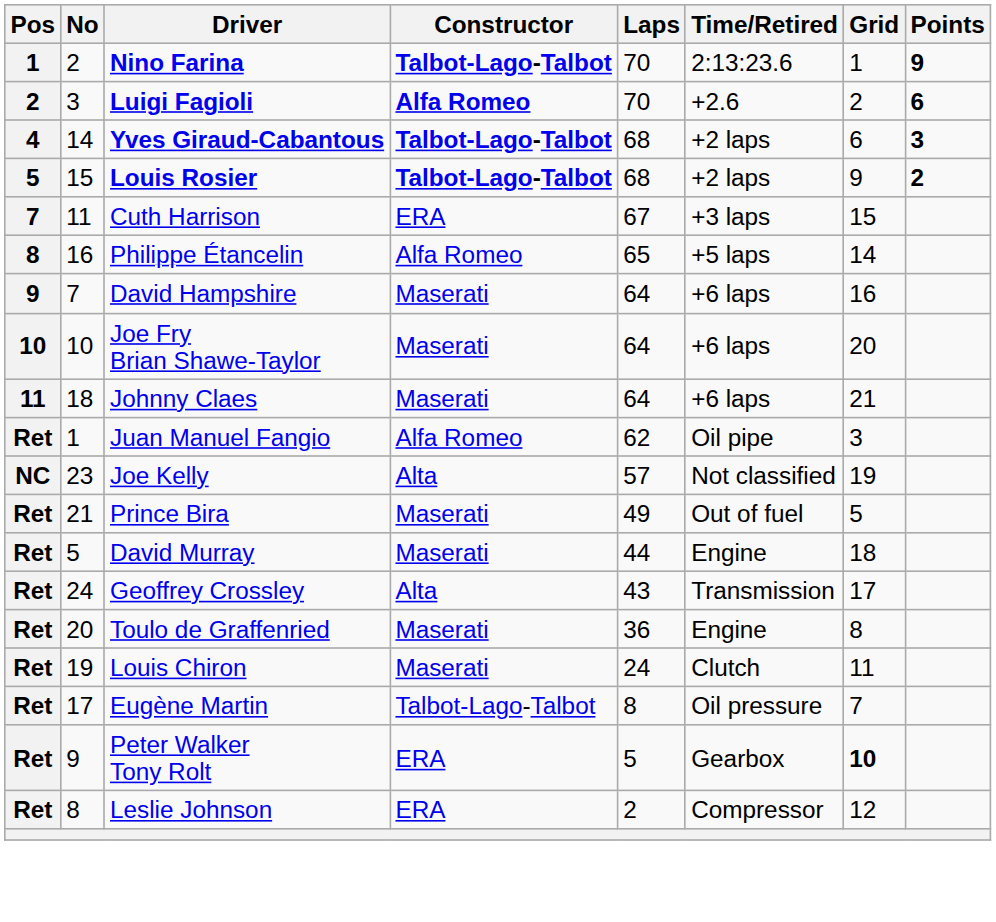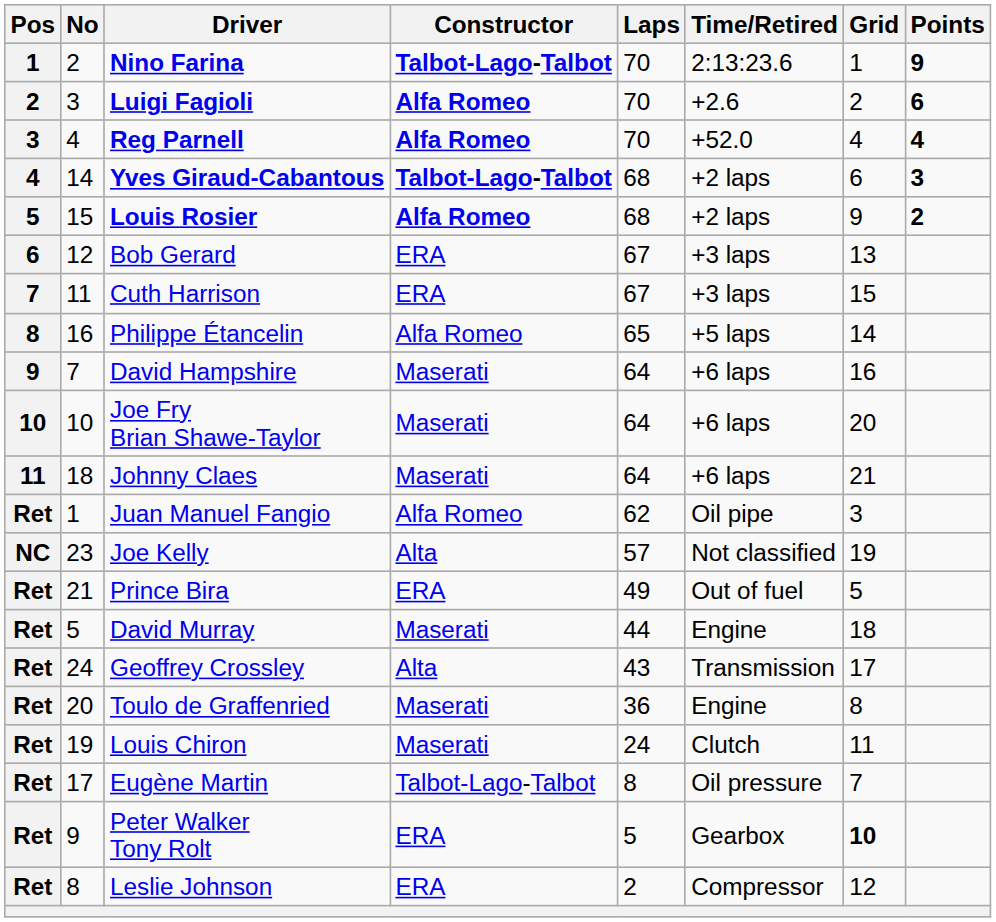+ row: (177, 140)
(504, 178) Talbot-Lago-Talbot -> (463, 217) Alfa Romeo
+ row: (173, 255)
(442, 513) Maserati -> (420, 590) ERA
